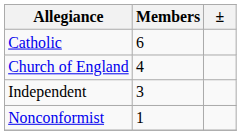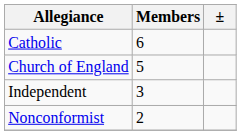(140, 67) 4 -> (140, 67) 5
(140, 117) 1 -> (140, 117) 2
